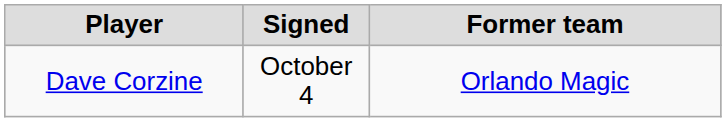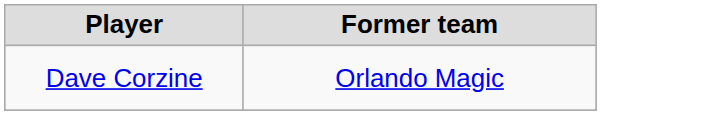- column: (306, 25)
